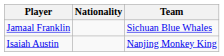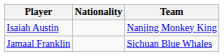rows swapped: (38, 28) <-> (33, 43)
